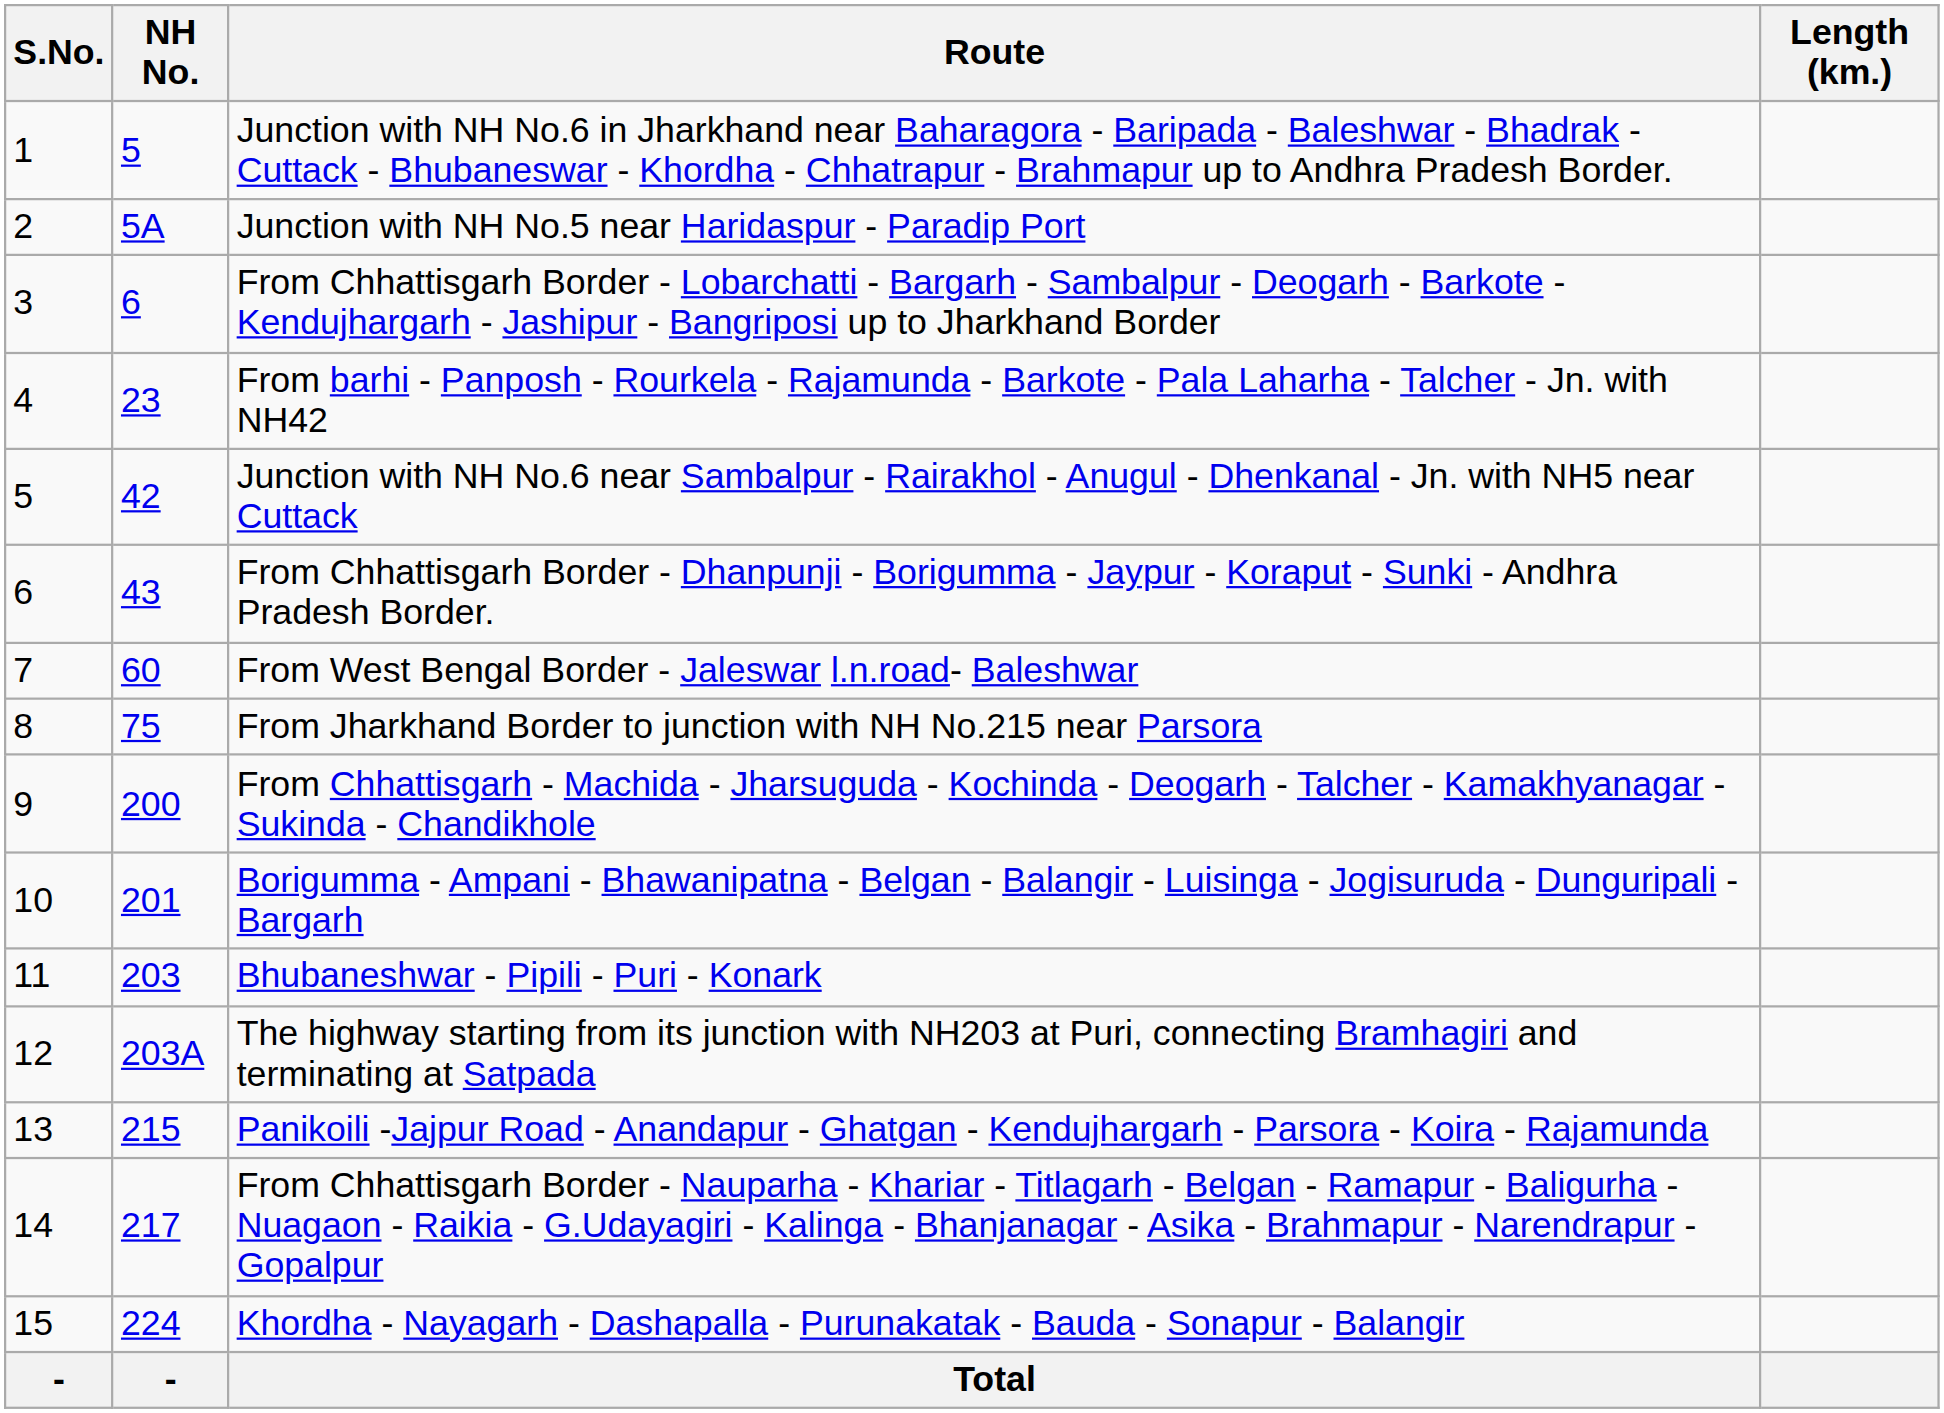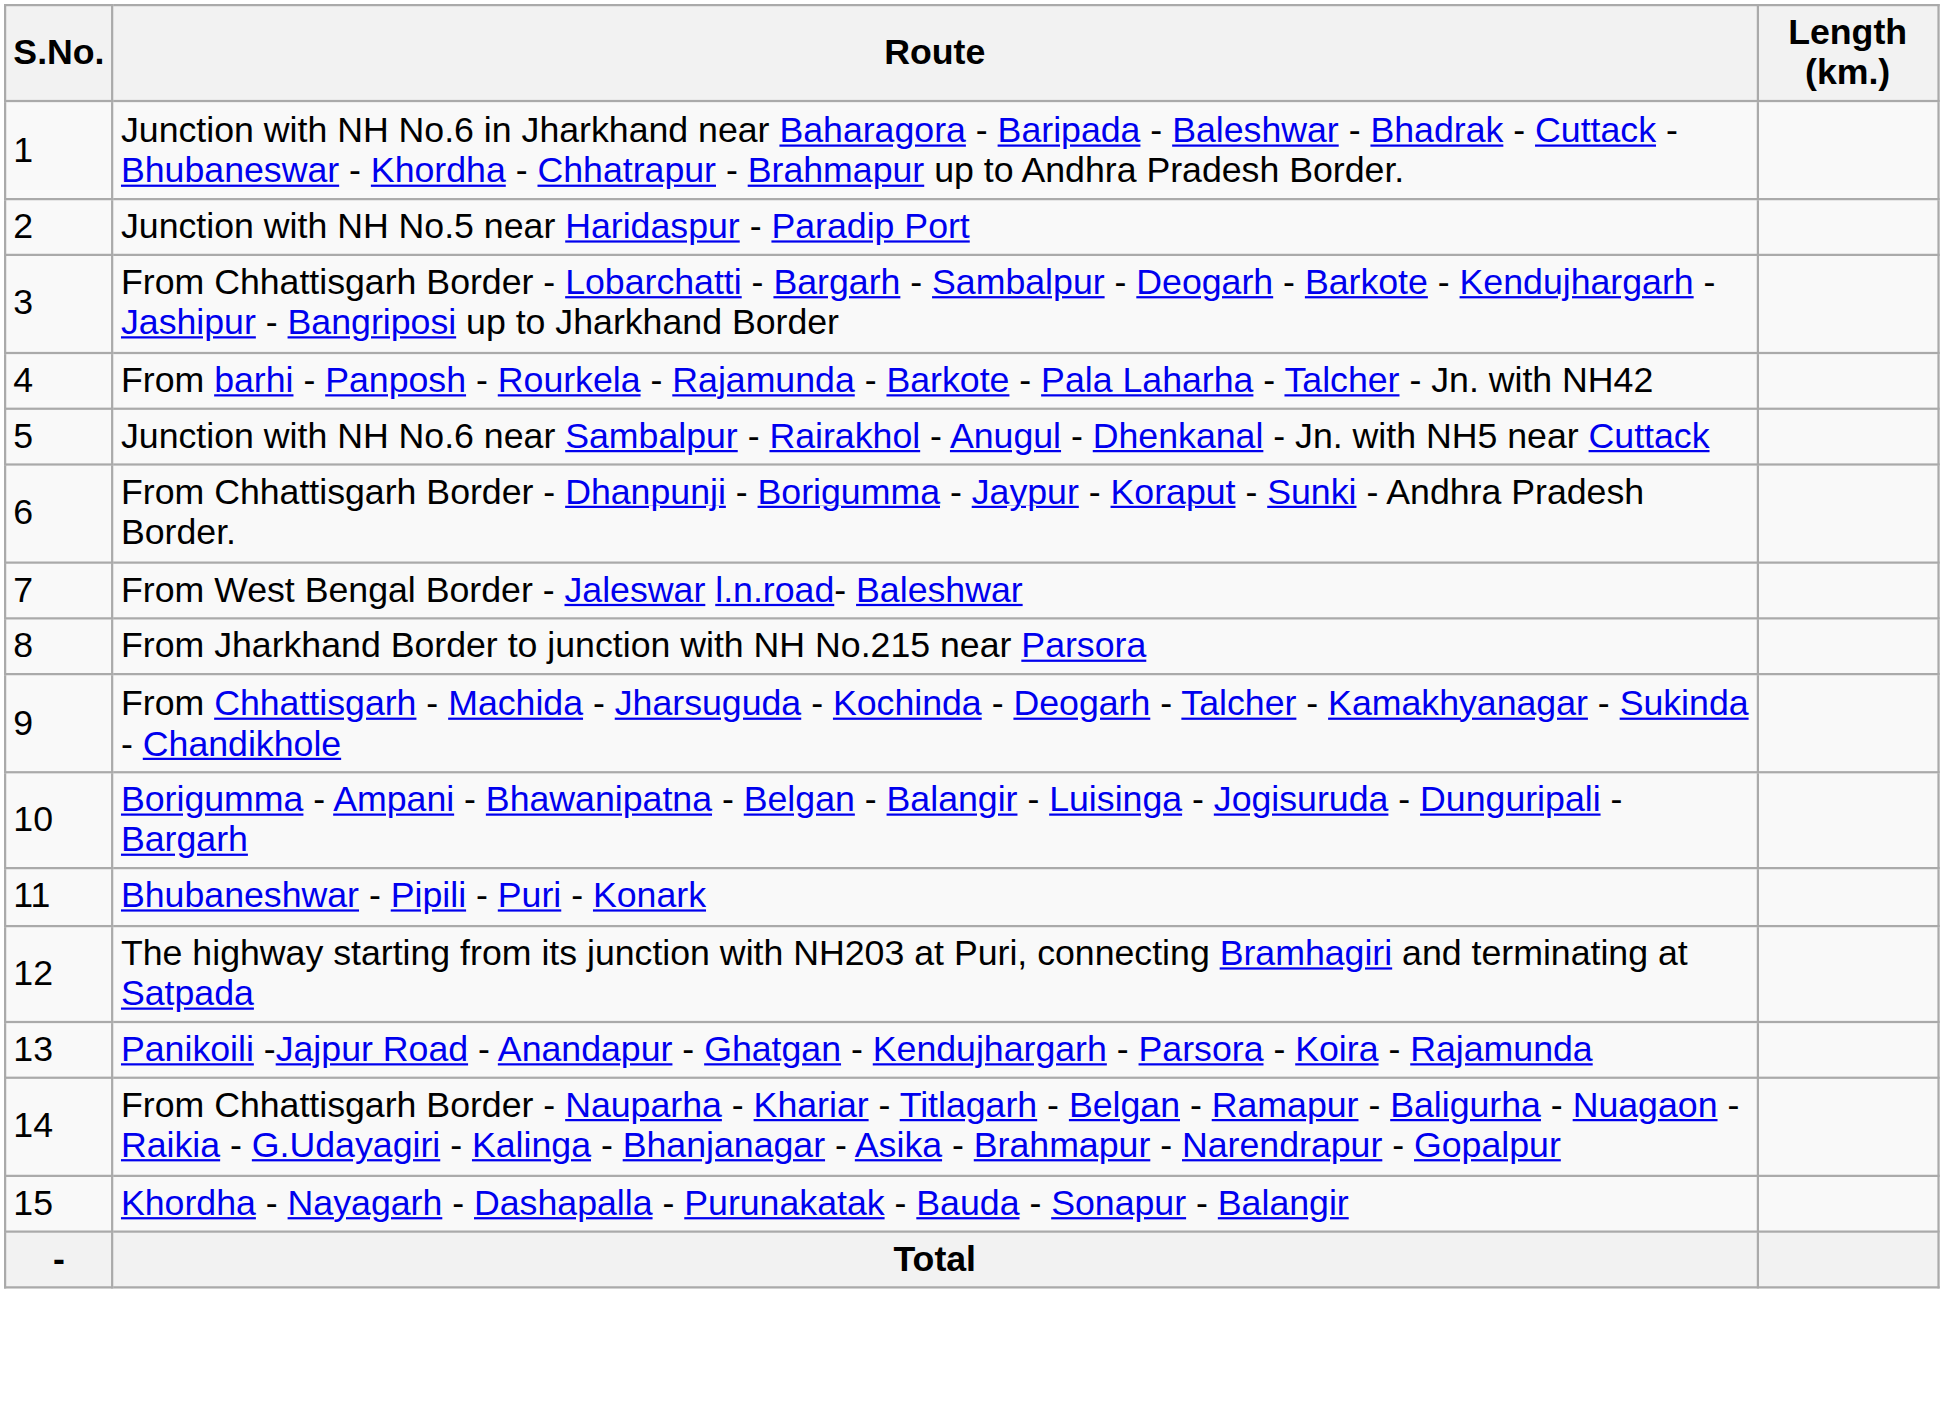- column: (171, 52)
